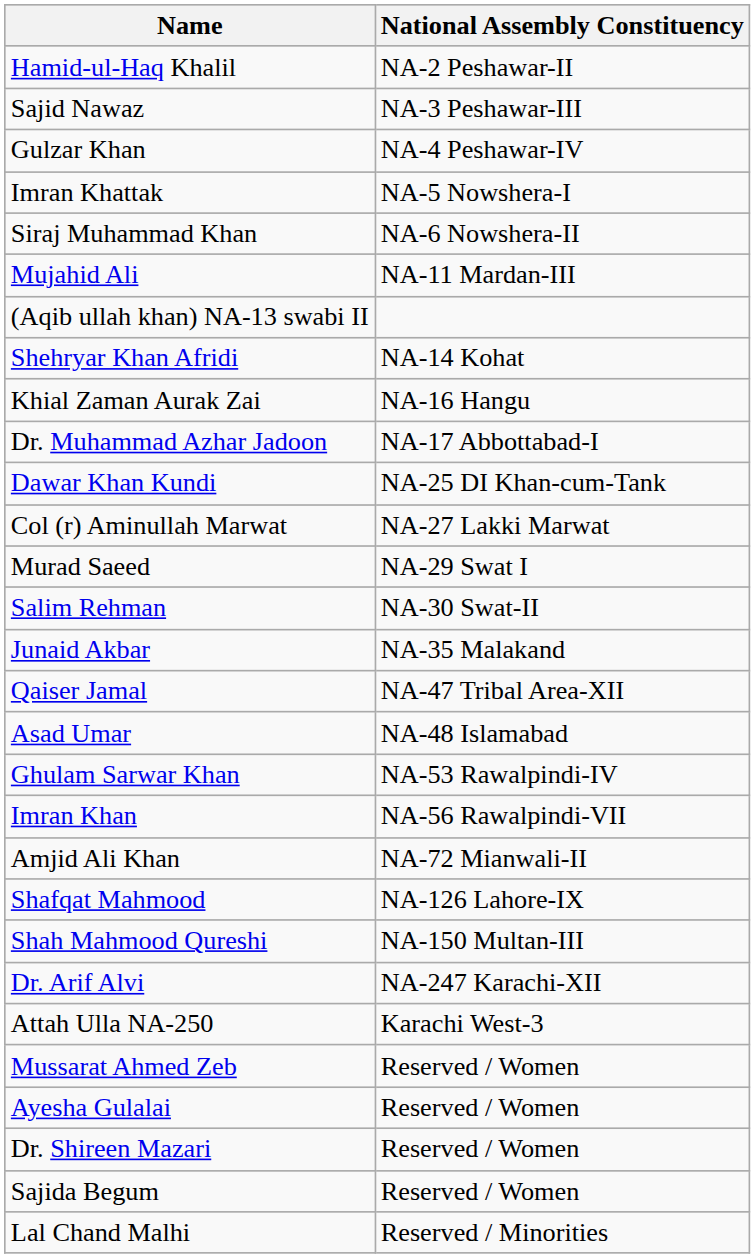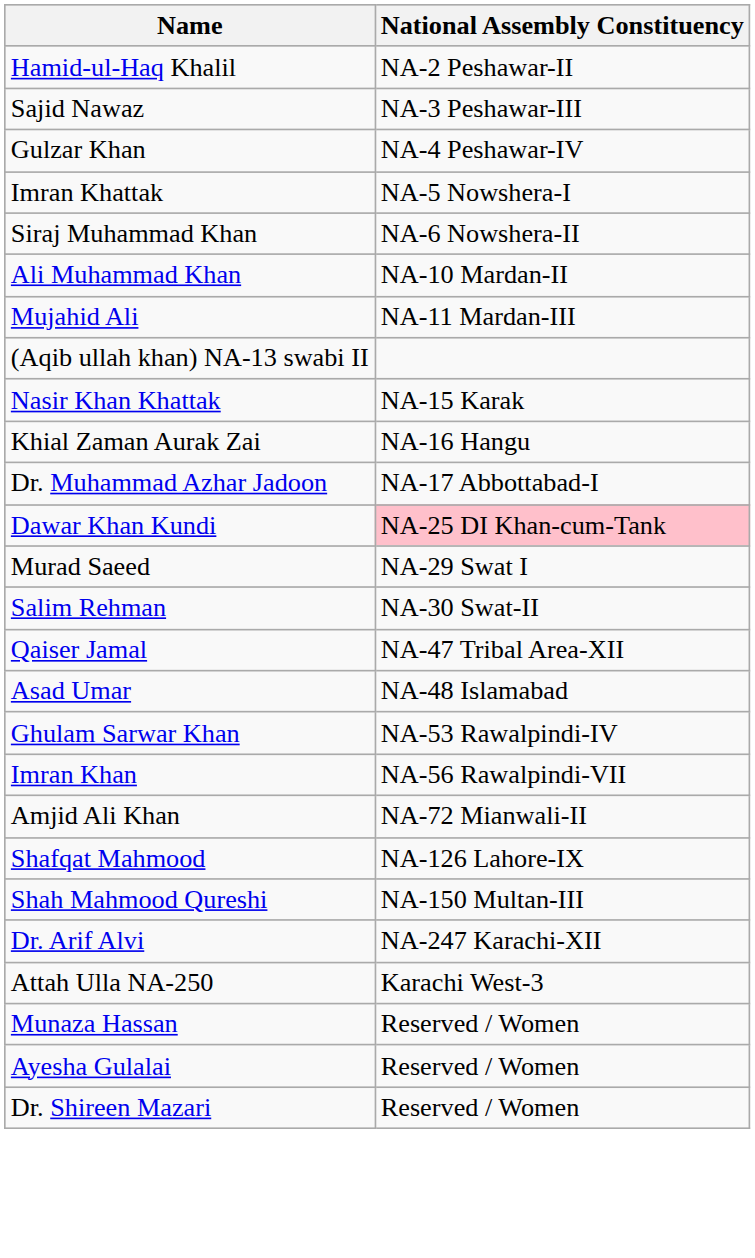+ row: (126, 274)
- row: (125, 358)
+ row: (116, 399)
(523, 483) no background -> (523, 524) pink background
- row: (149, 524)
- row: (80, 649)
+ row: (94, 1024)
- row: (124, 1065)
- row: (85, 1190)
- row: (101, 1232)
